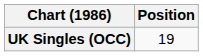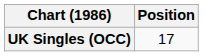(166, 39) 19 -> (166, 39) 17
